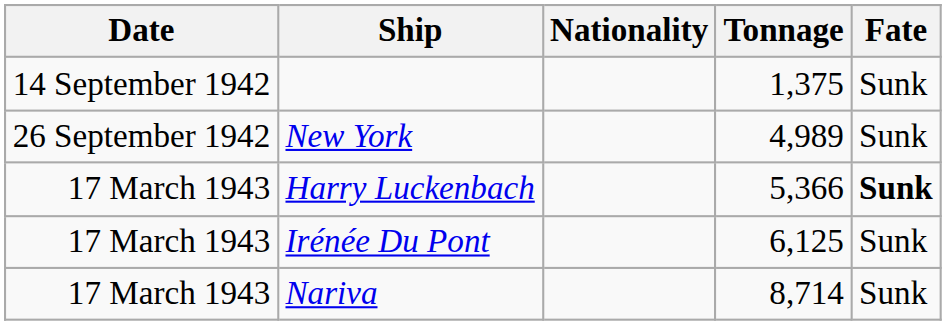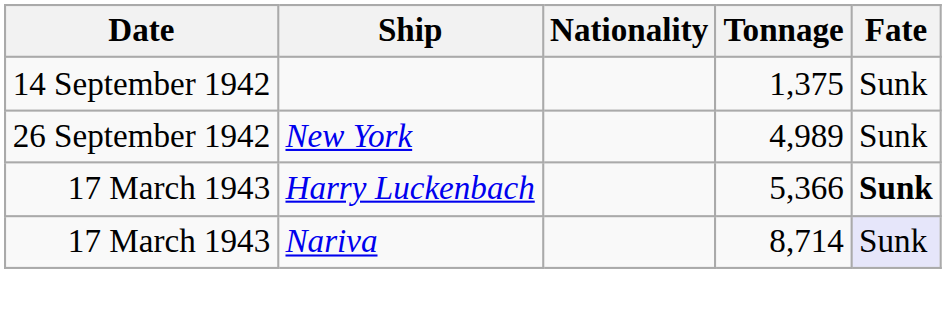- row: (388, 240)
(893, 293) no background -> (893, 240) lavender background
